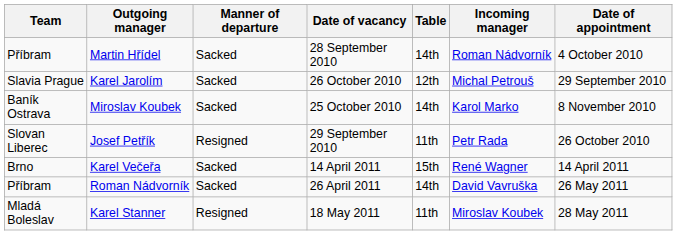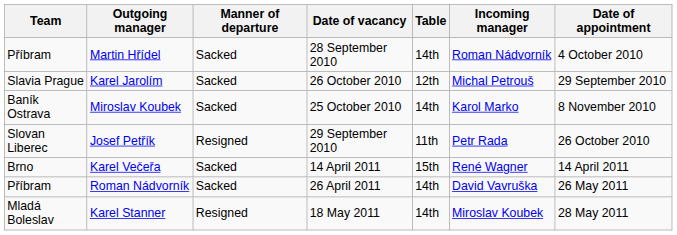(427, 213) 11th -> (427, 213) 14th
